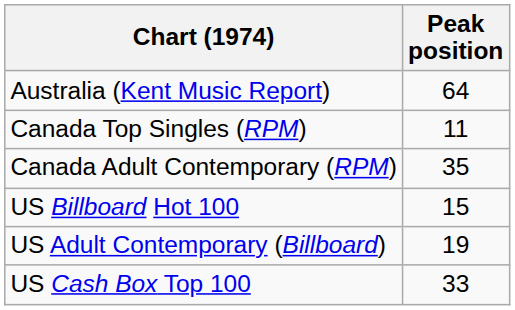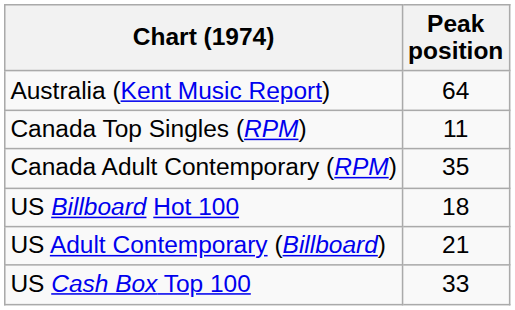(456, 206) 15 -> (456, 206) 18
(456, 245) 19 -> (456, 245) 21
